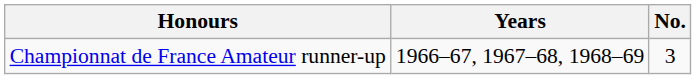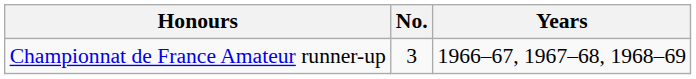columns swapped: (670, 21) <-> (520, 21)
